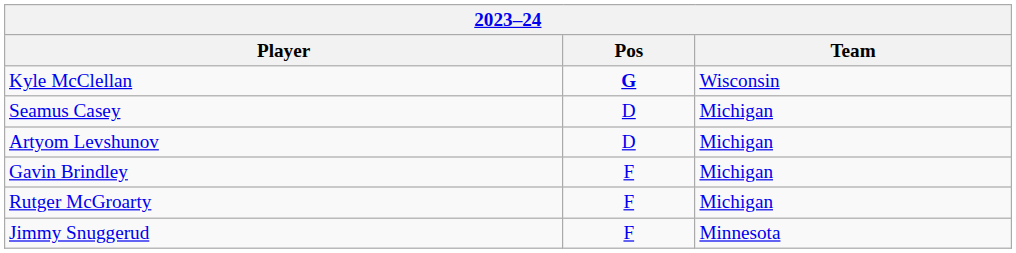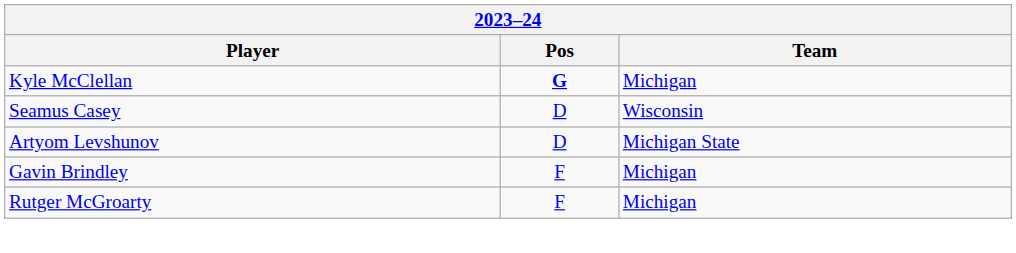(740, 80) Wisconsin -> (660, 80) Michigan
(736, 111) Michigan -> (663, 111) Wisconsin
(736, 141) Michigan -> (681, 141) Michigan State
- row: (79, 232)
